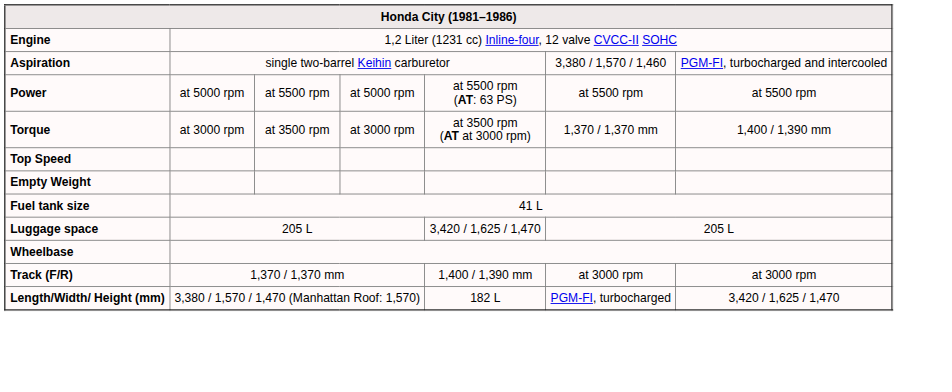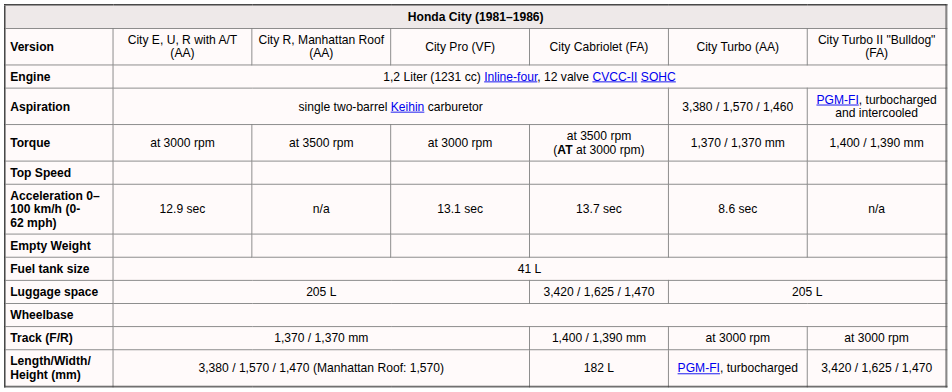+ row: (32, 46)
- row: (28, 93)
+ row: (55, 209)
